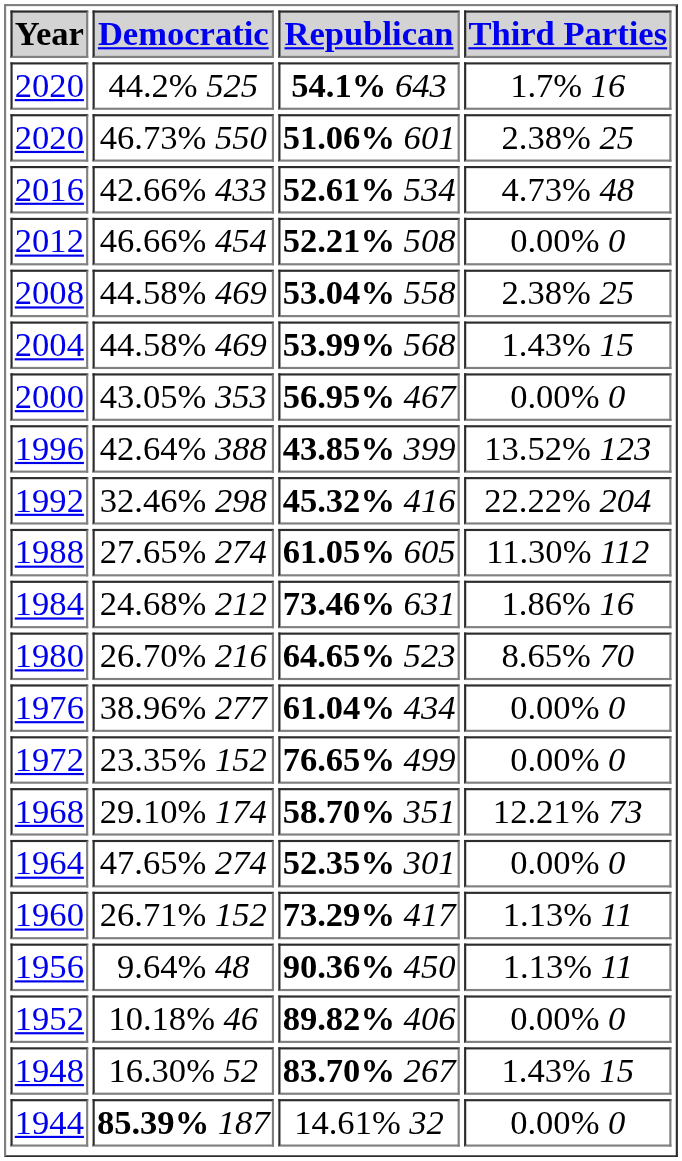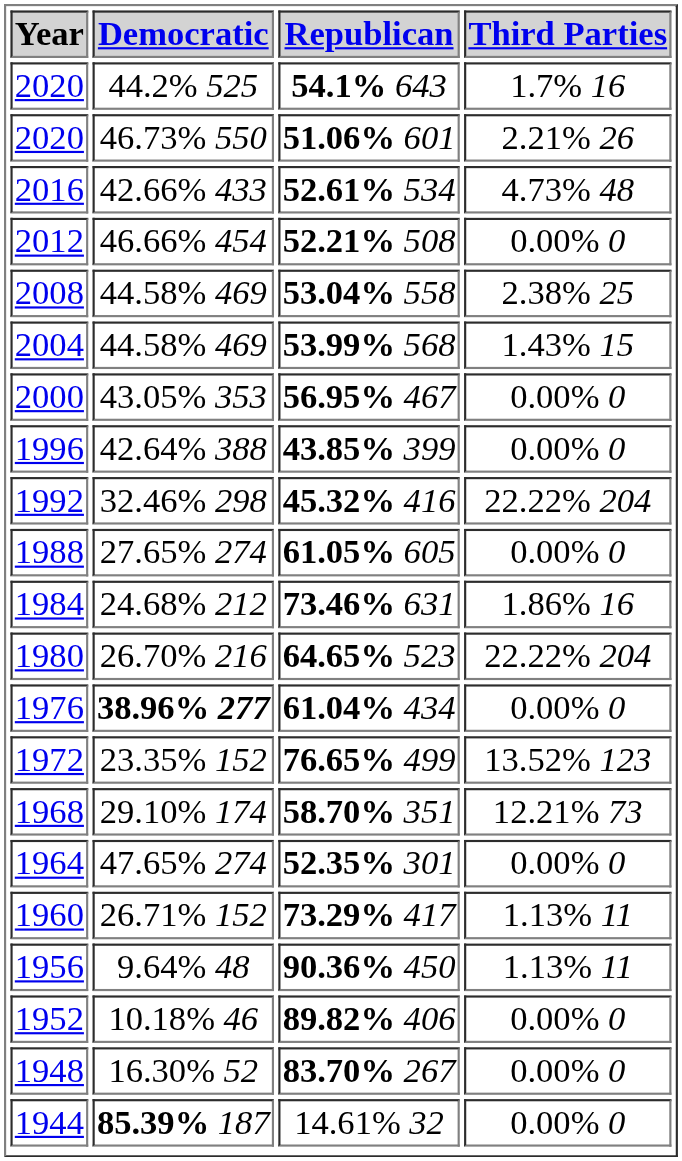(568, 137) 2.38% 25 -> (568, 137) 2.21% 26
(568, 448) 13.52% 123 -> (568, 448) 0.00% 0
(568, 552) 11.30% 112 -> (568, 552) 0.00% 0
(568, 655) 8.65% 70 -> (568, 655) 22.22% 204
(183, 707) normal -> (183, 707) bold
(568, 759) 0.00% 0 -> (568, 759) 13.52% 123
(568, 1070) 1.43% 15 -> (568, 1070) 0.00% 0
